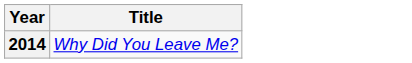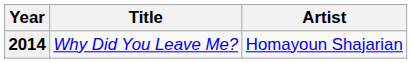+ column: (324, 17)
